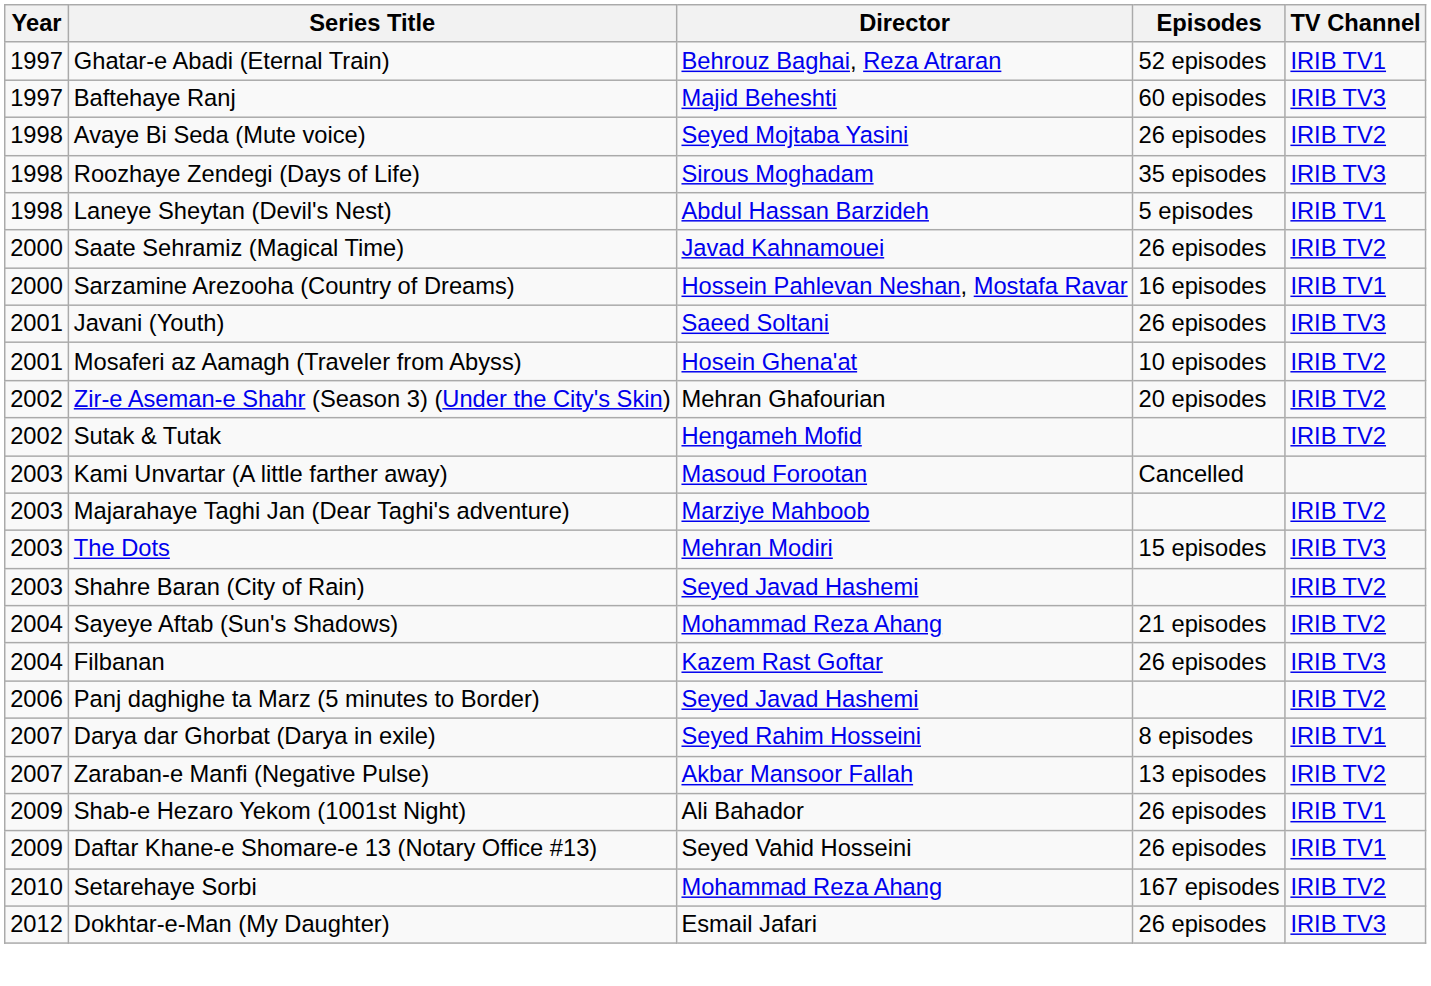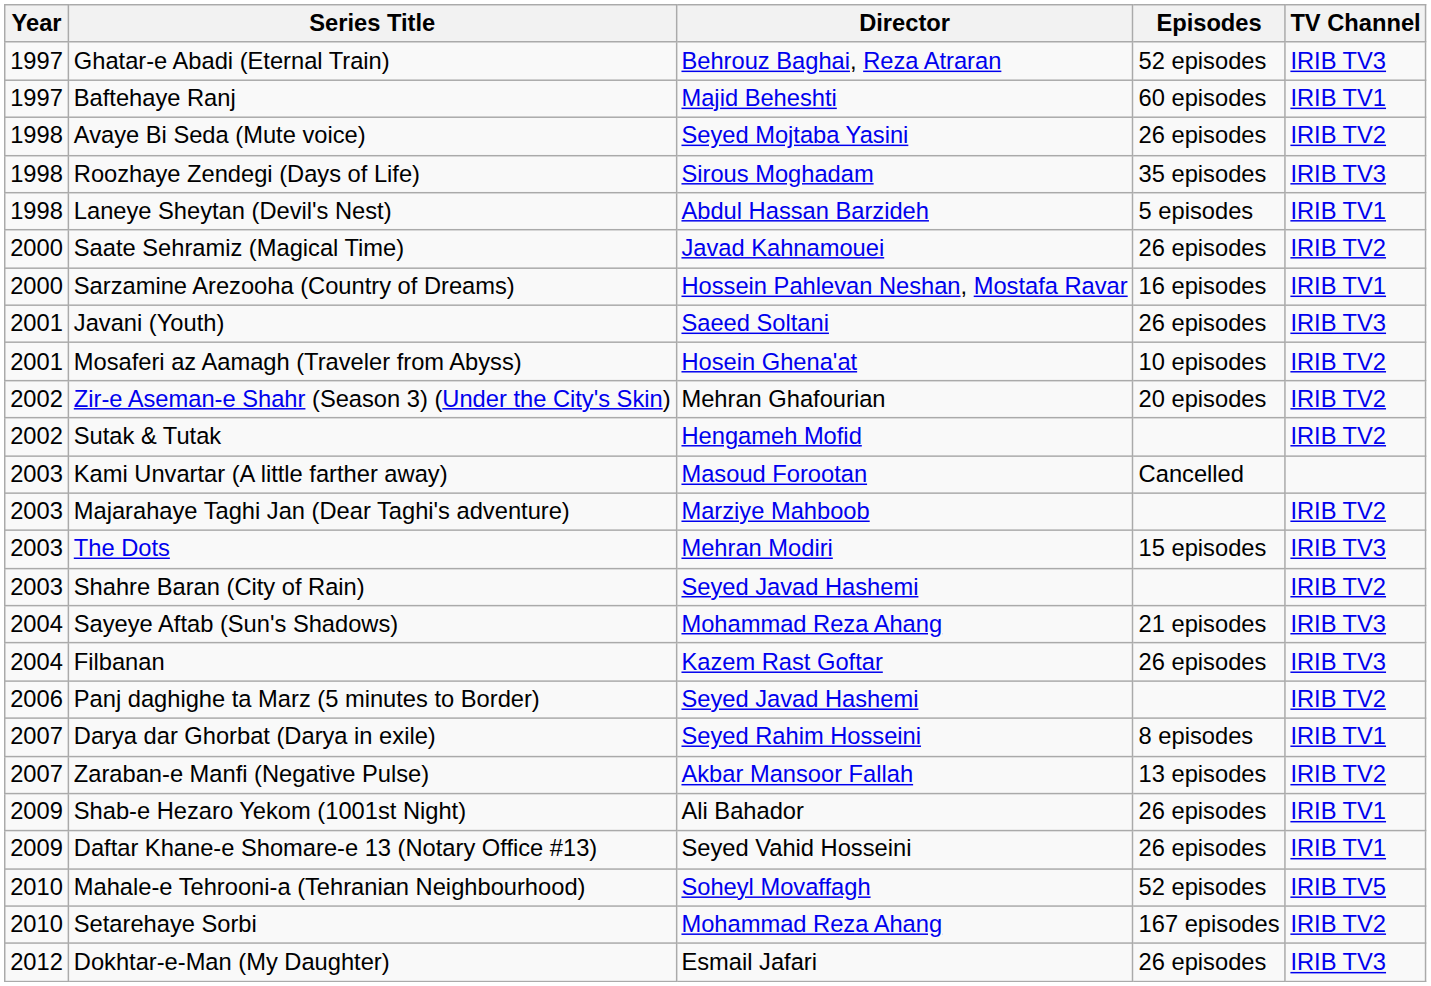(1338, 60) IRIB TV1 -> (1338, 60) IRIB TV3
(1338, 98) IRIB TV3 -> (1338, 98) IRIB TV1
(1338, 624) IRIB TV2 -> (1338, 624) IRIB TV3
+ row: (330, 887)
